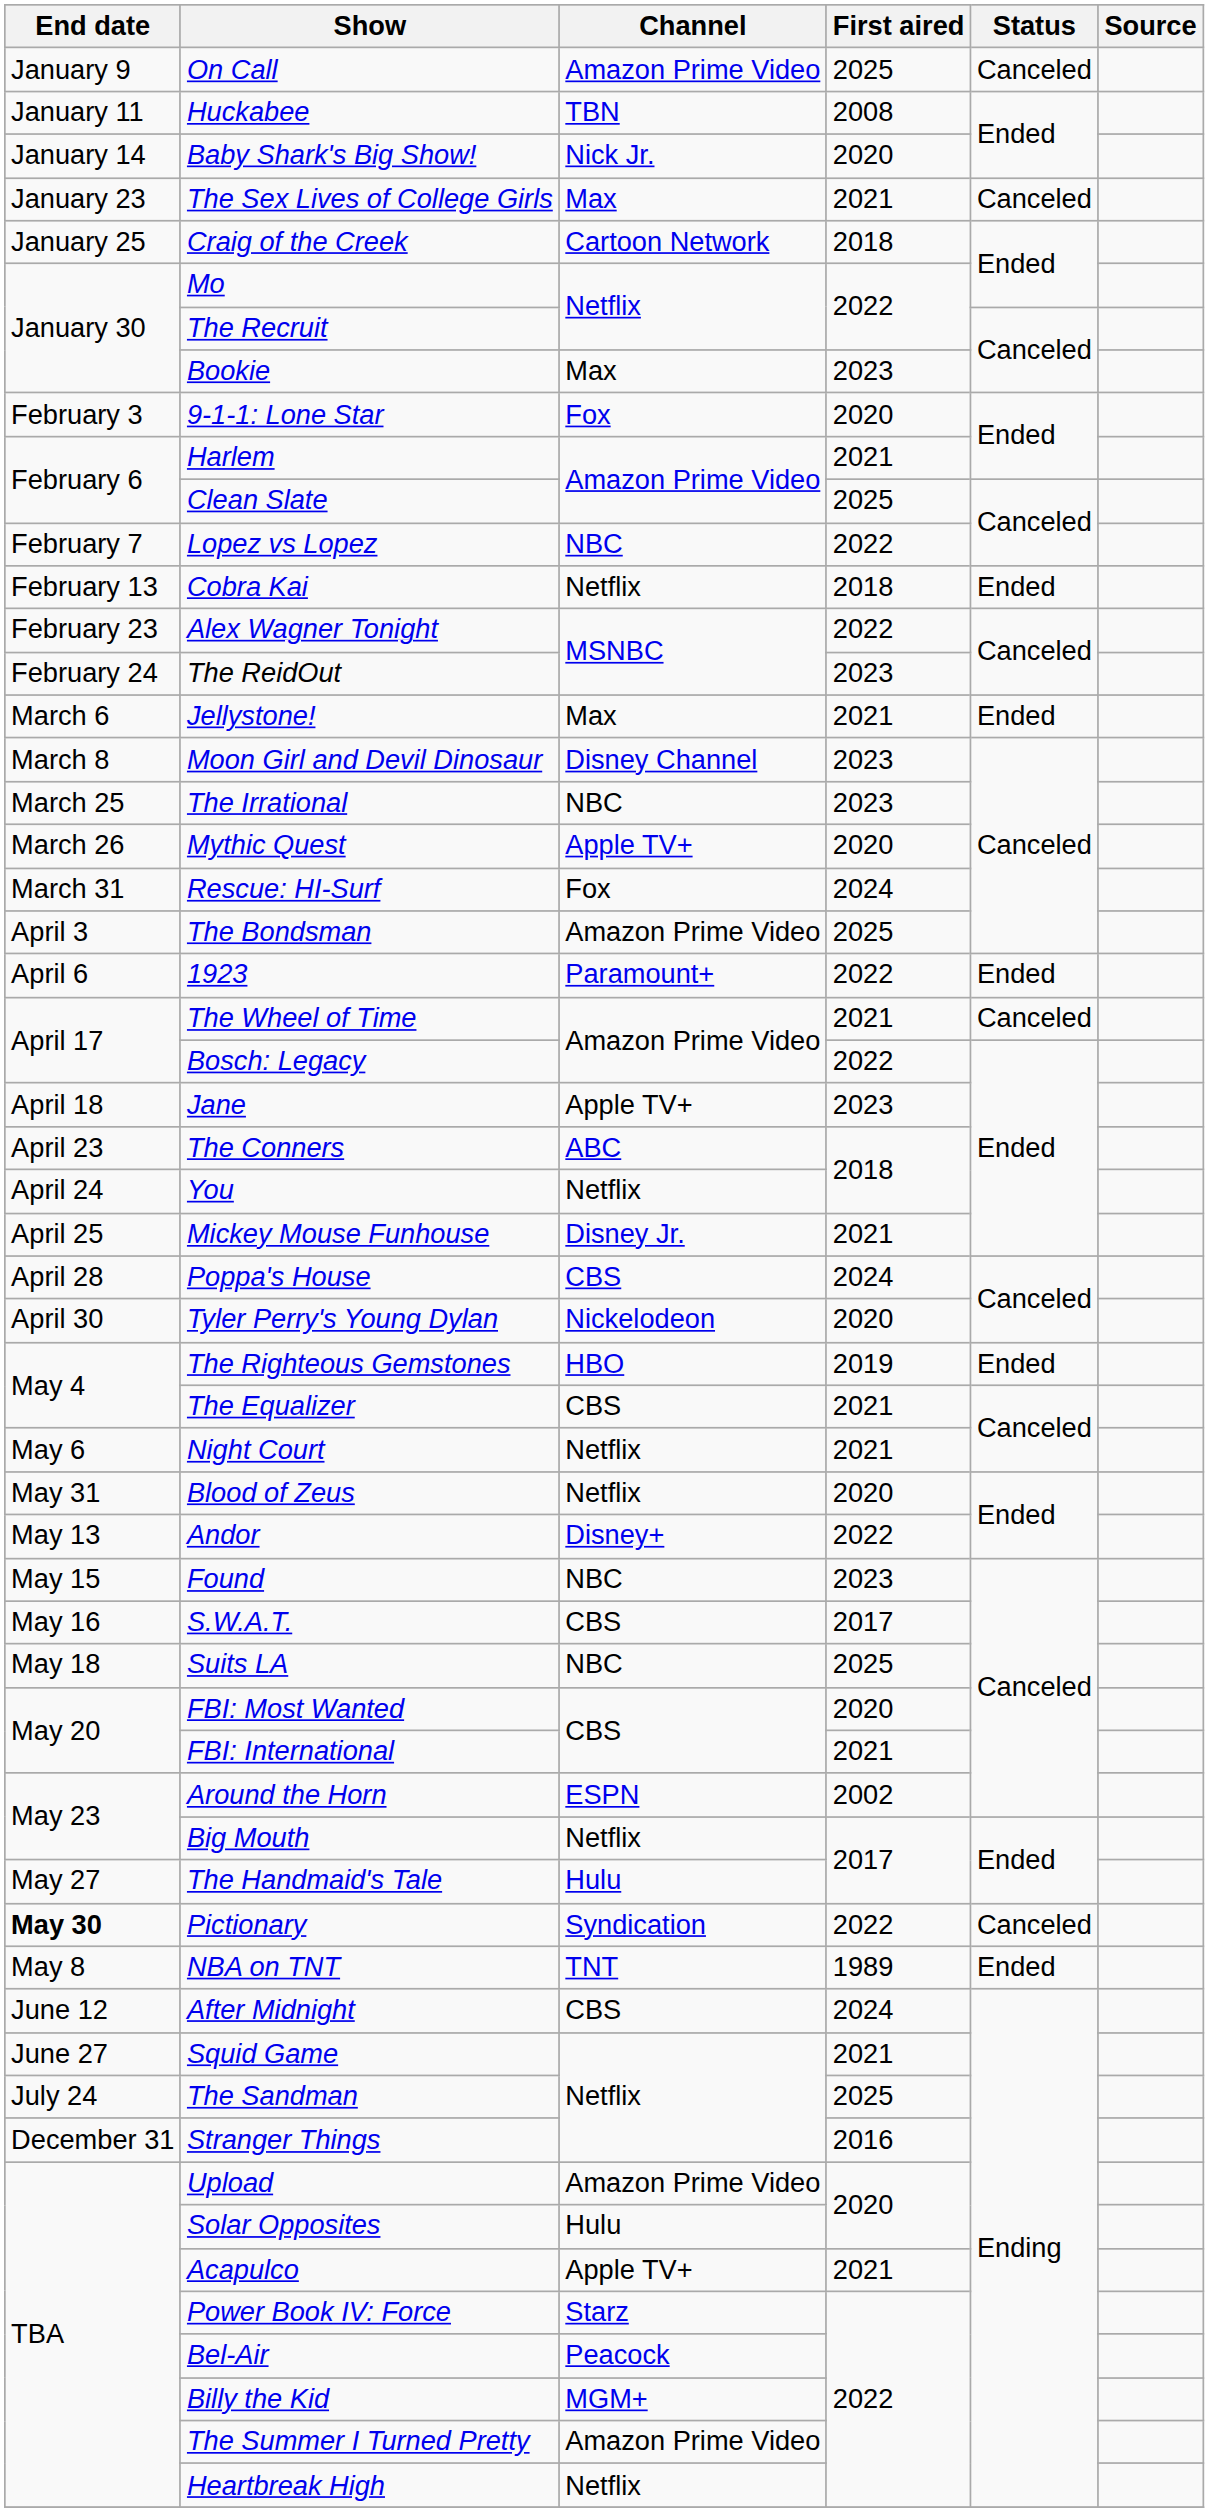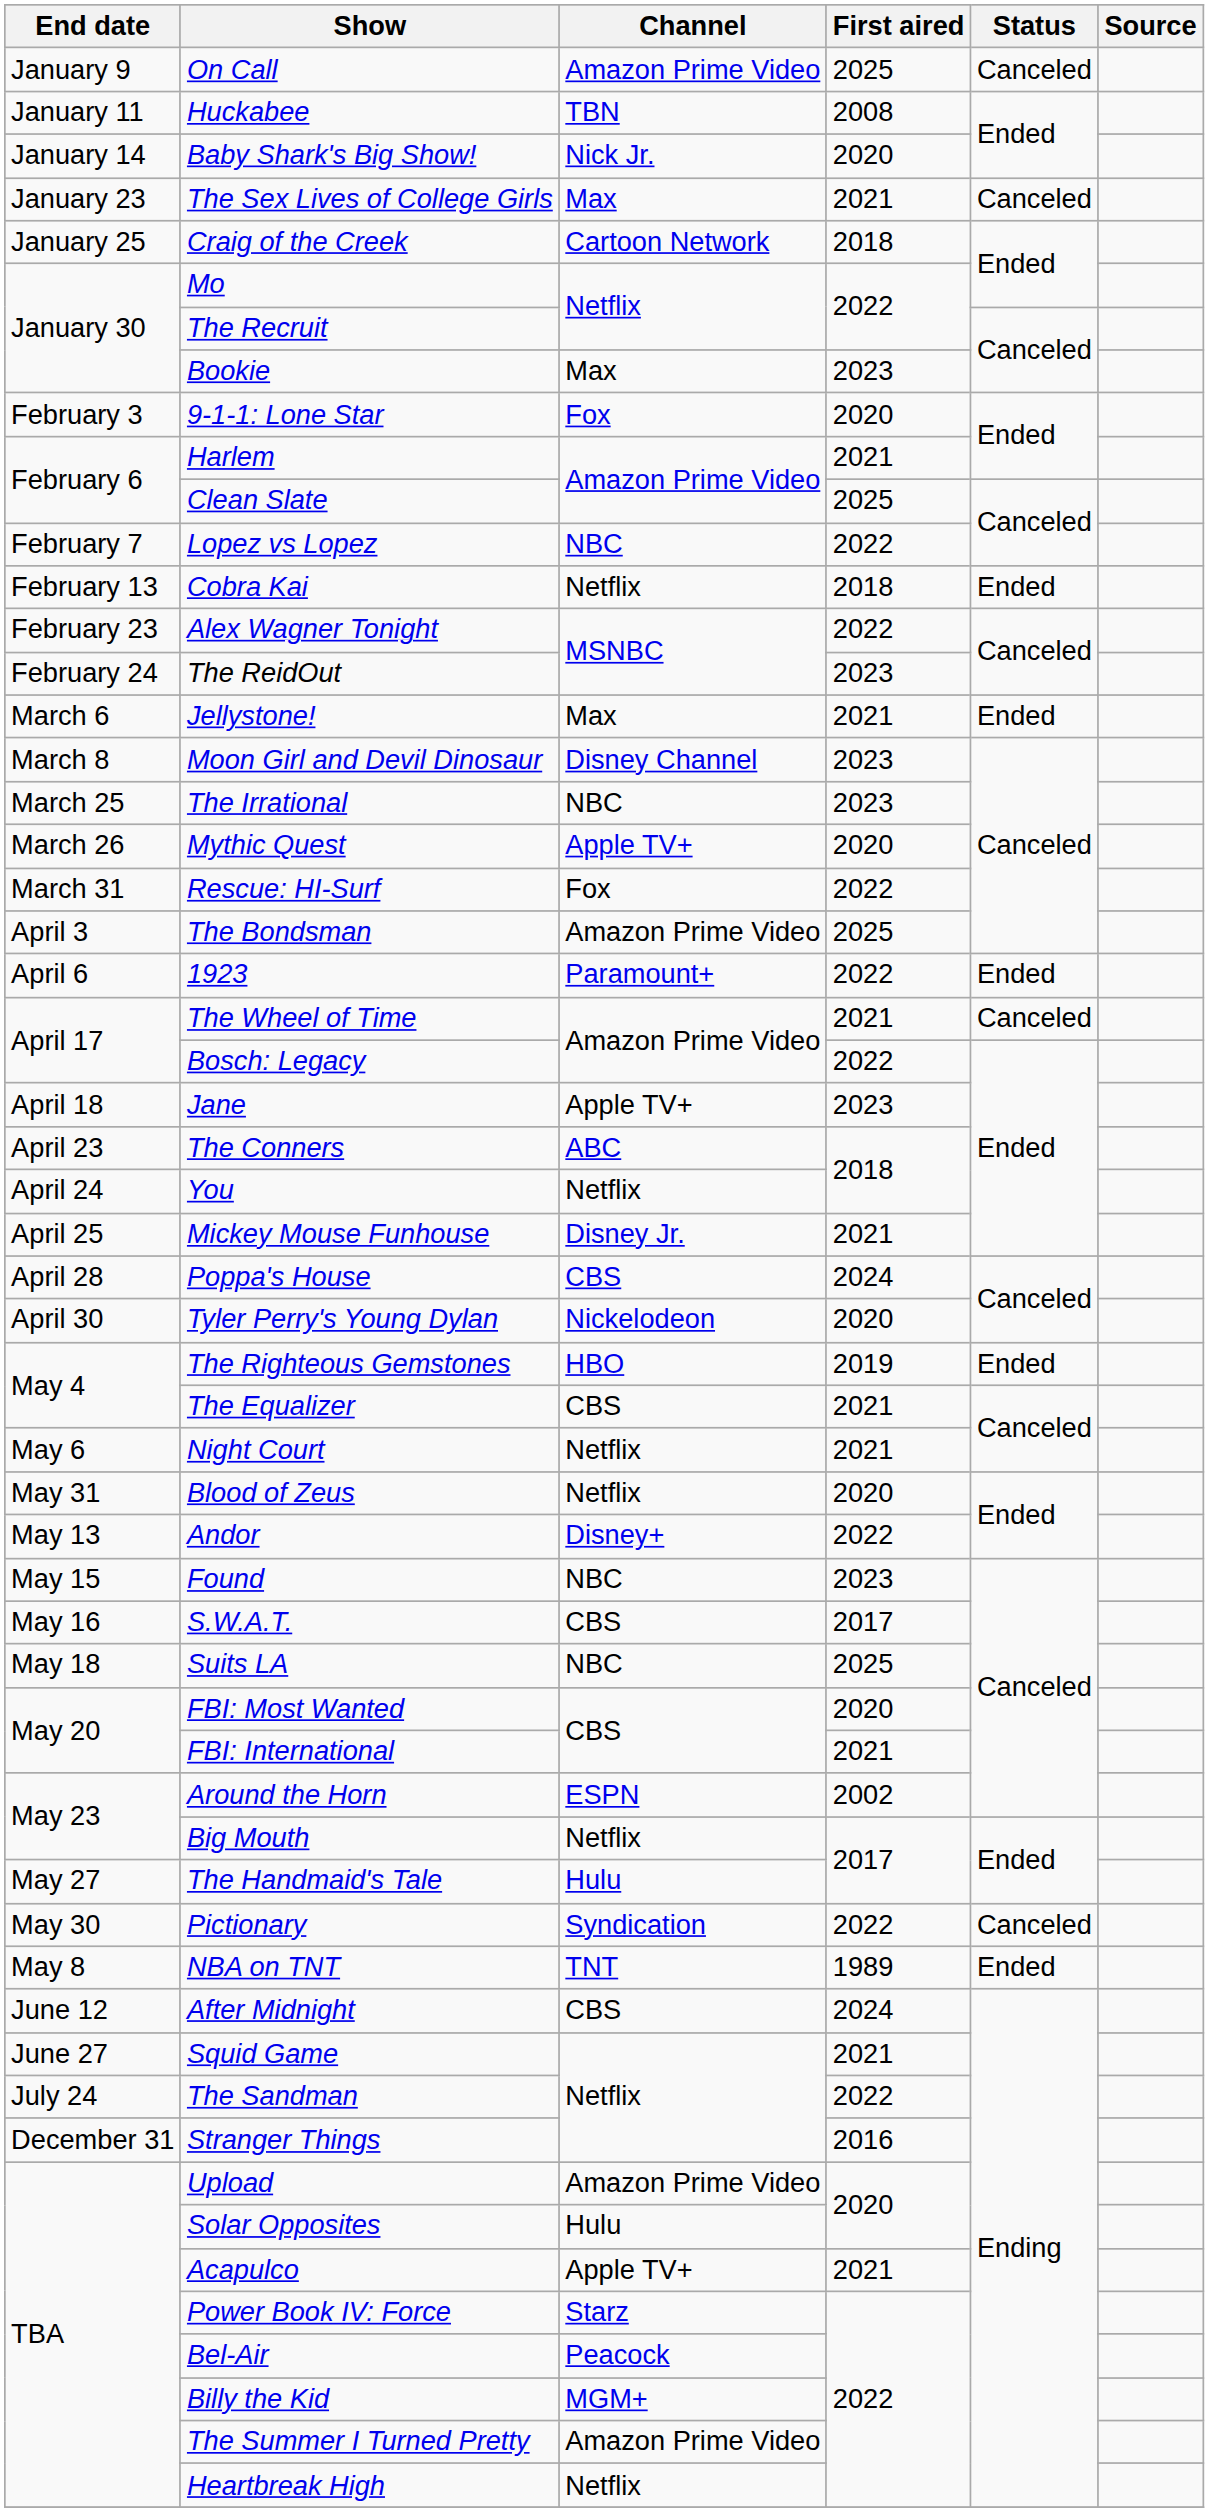(863, 888) 2024 -> (863, 888) 2022
(56, 1924) bold -> (56, 1924) normal
(863, 2096) 2025 -> (863, 2096) 2022
